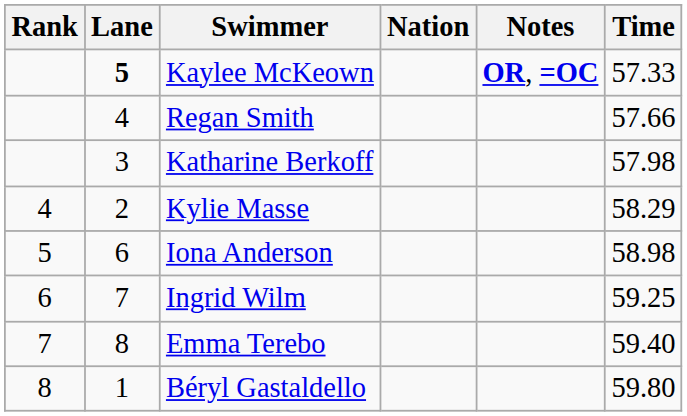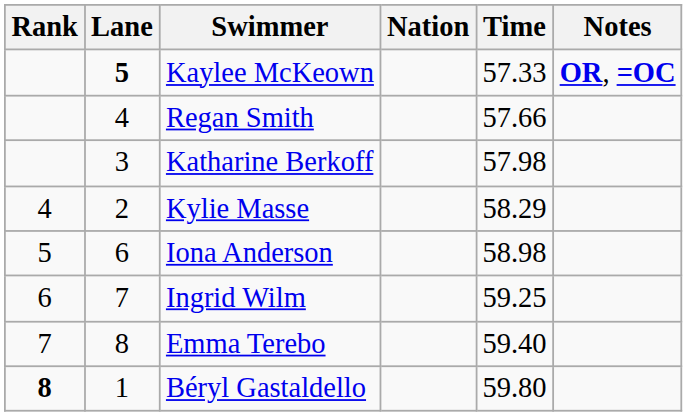columns swapped: (644, 27) <-> (540, 27)
(45, 388) normal -> (45, 388) bold
